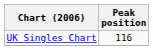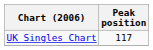(124, 38) 116 -> (124, 38) 117
